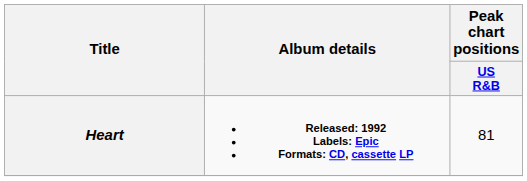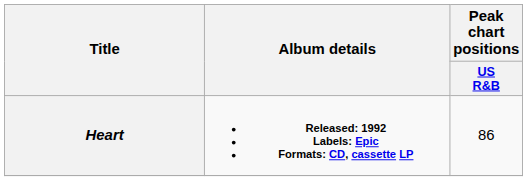(486, 135) 81 -> (486, 135) 86
